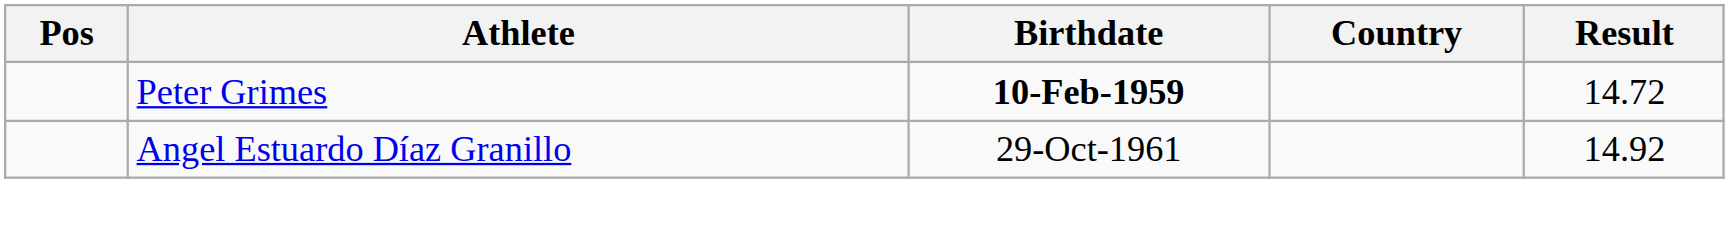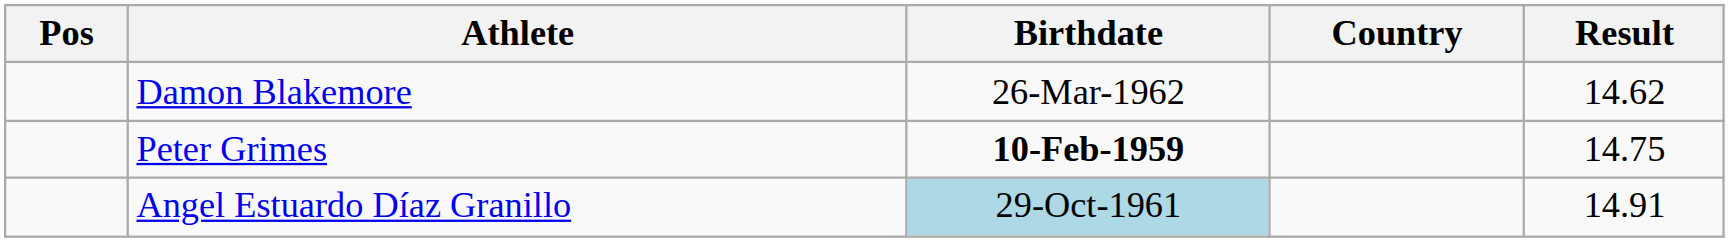+ row: (274, 90)
(1624, 90) 14.72 -> (1625, 148) 14.75
(1089, 148) no background -> (1088, 206) lightblue background
(1624, 148) 14.92 -> (1625, 206) 14.91
